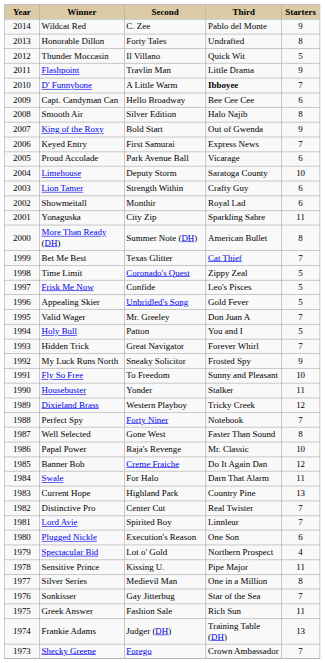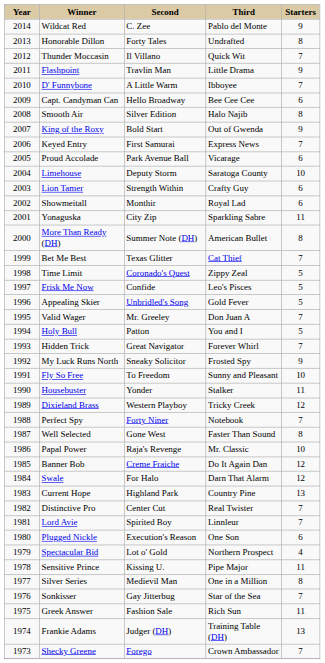(301, 56) 5 -> (301, 56) 7
(223, 85) bold -> (222, 85) normal
(301, 479) 11 -> (301, 479) 12
